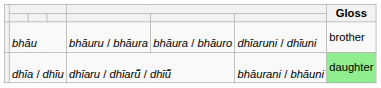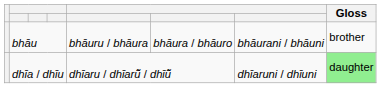(277, 43) dhīaruni / dhīuni -> (281, 43) bhāurani / bhāuni
(281, 74) bhāurani / bhāuni -> (277, 74) dhīaruni / dhīuni
